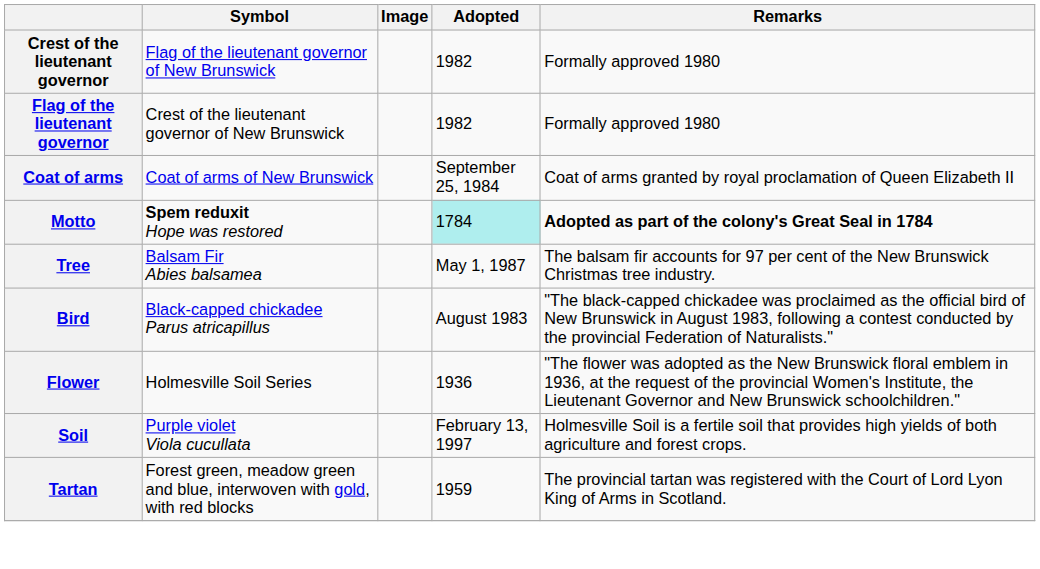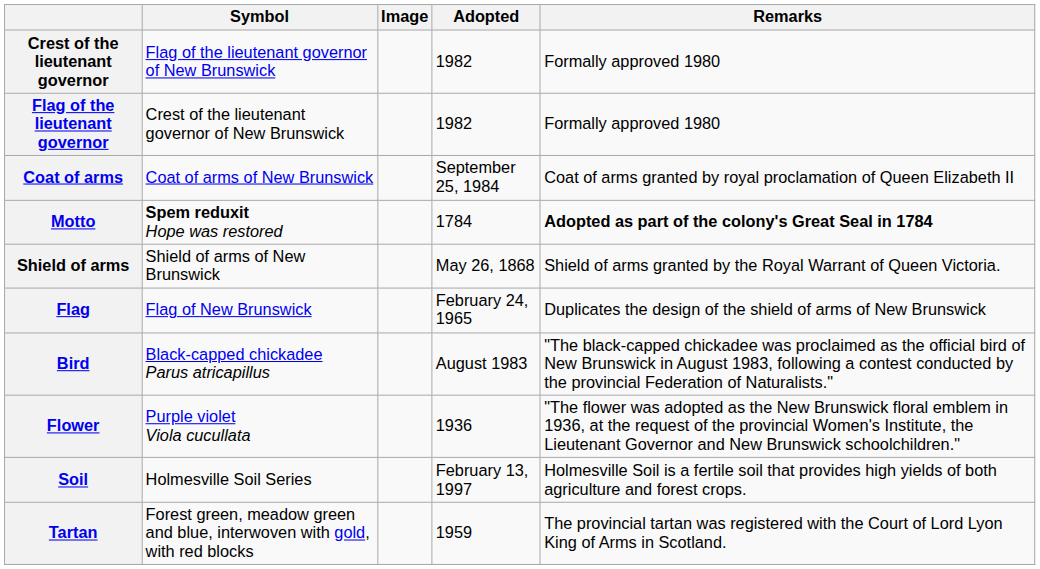(454, 221) paleturquoise background -> (454, 221) no background
+ row: (73, 266)
+ row: (73, 310)
- row: (73, 266)
(229, 382) Holmesville Soil Series -> (198, 426) Purple violet Viola cucullata
(198, 435) Purple violet Viola cucullata -> (229, 479) Holmesville Soil Series
